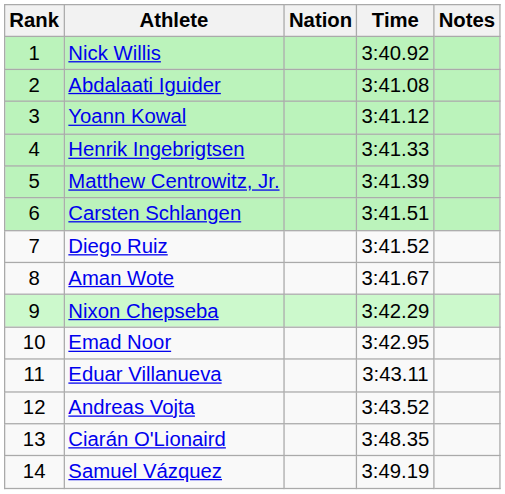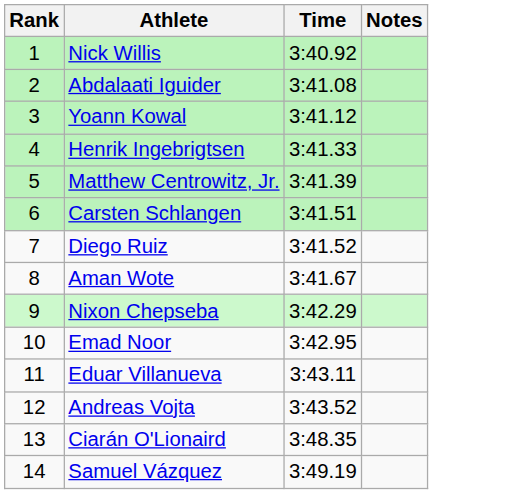- column: (321, 20)
